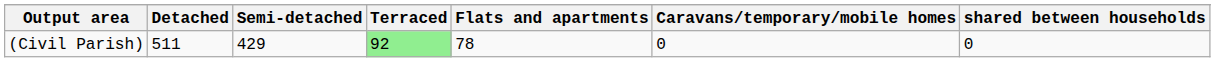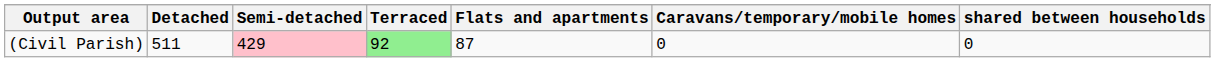(251, 44) no background -> (251, 44) pink background
(465, 44) 78 -> (465, 44) 87
